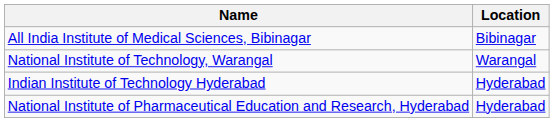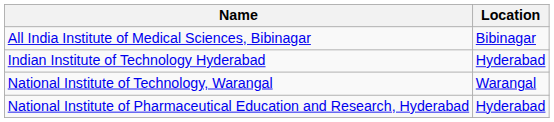rows swapped: (137, 83) <-> (140, 60)
